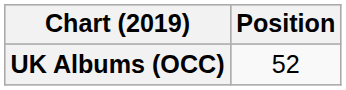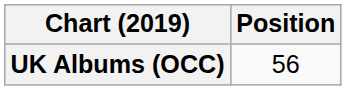(286, 64) 52 -> (286, 64) 56
